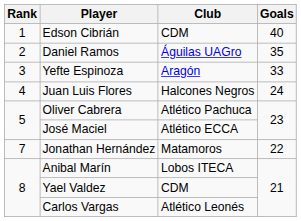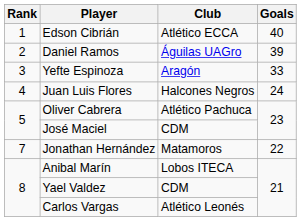(175, 33) CDM -> (200, 33) Atlético ECCA
(277, 52) 35 -> (277, 52) 39
(200, 129) Atlético ECCA -> (175, 129) CDM
